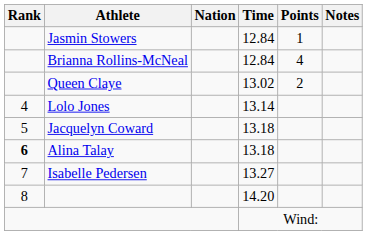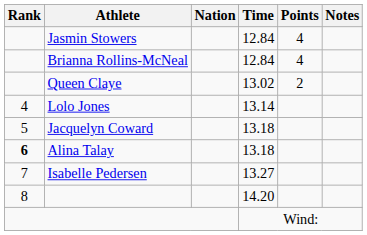(300, 38) 1 -> (300, 38) 4
